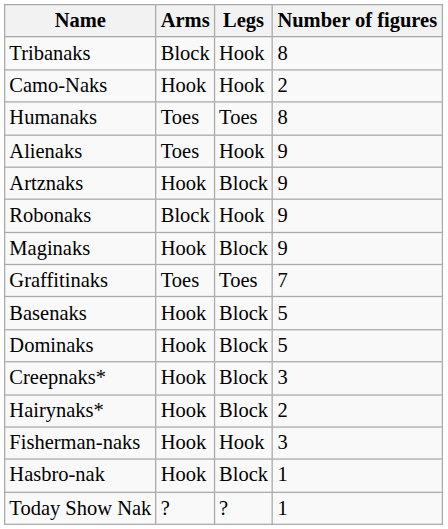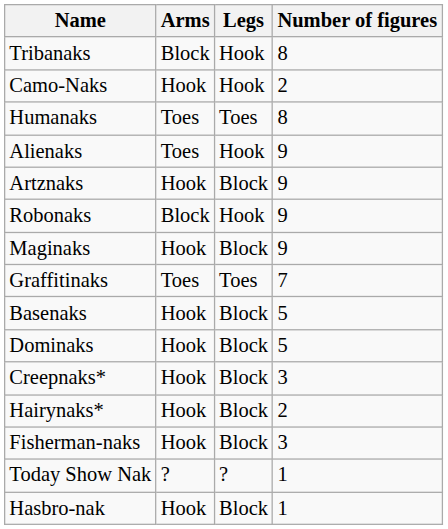(242, 442) Hook -> (244, 442) Block
rows swapped: (57, 475) <-> (80, 507)
